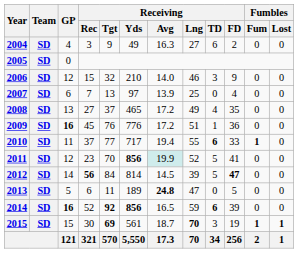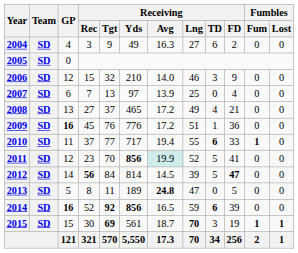(234, 110) 35 -> (234, 110) 21
(89, 191) 6 -> (89, 191) 8
